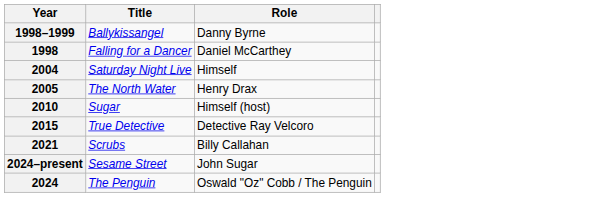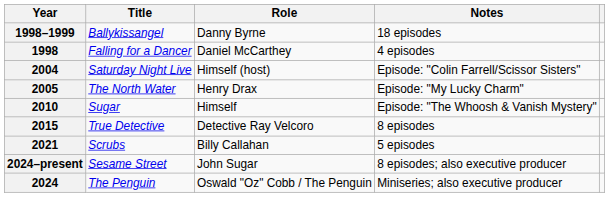+ column: (487, 13)
(217, 70) Himself -> (234, 70) Himself (host)
(234, 107) Himself (host) -> (217, 107) Himself
